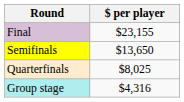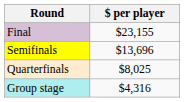(135, 50) $13,650 -> (135, 50) $13,696
